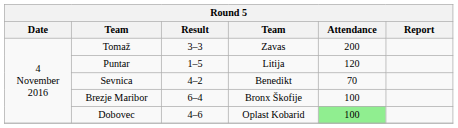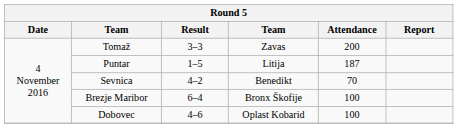(352, 64) 120 -> (352, 64) 187
(352, 115) lightgreen background -> (352, 115) no background
